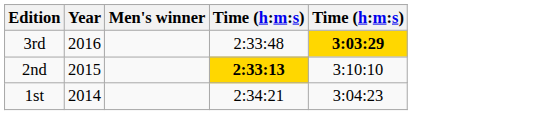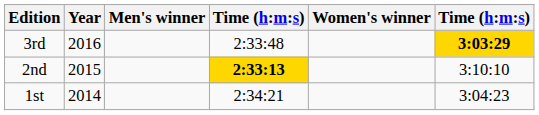+ column: (371, 17)
